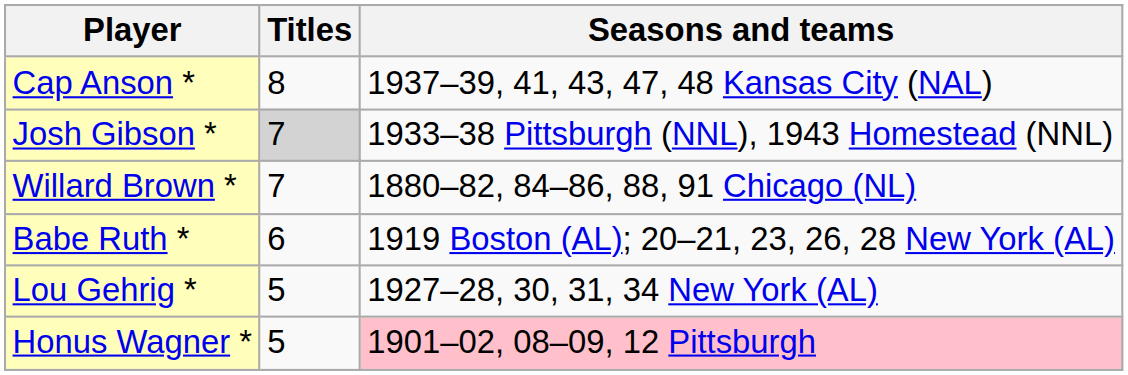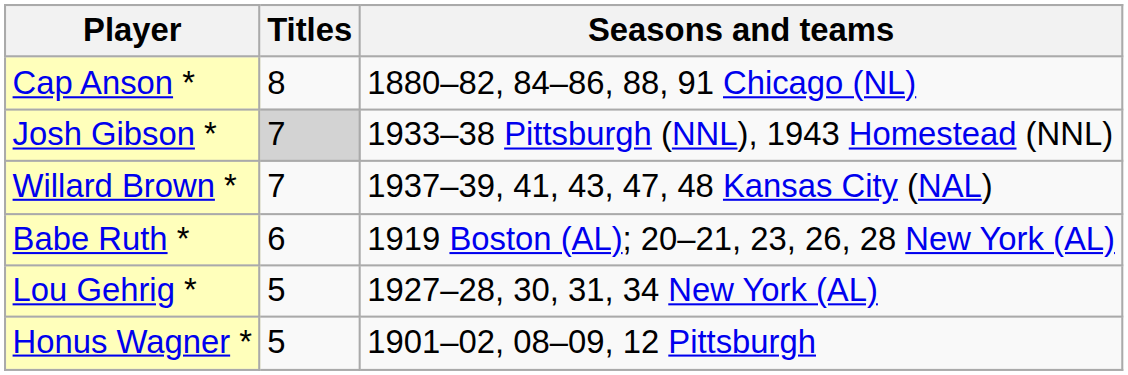(680, 82) 1937–39, 41, 43, 47, 48 Kansas City (NAL) -> (642, 82) 1880–82, 84–86, 88, 91 Chicago (NL)
(642, 186) 1880–82, 84–86, 88, 91 Chicago (NL) -> (680, 186) 1937–39, 41, 43, 47, 48 Kansas City (NAL)
(592, 342) pink background -> (592, 342) no background
